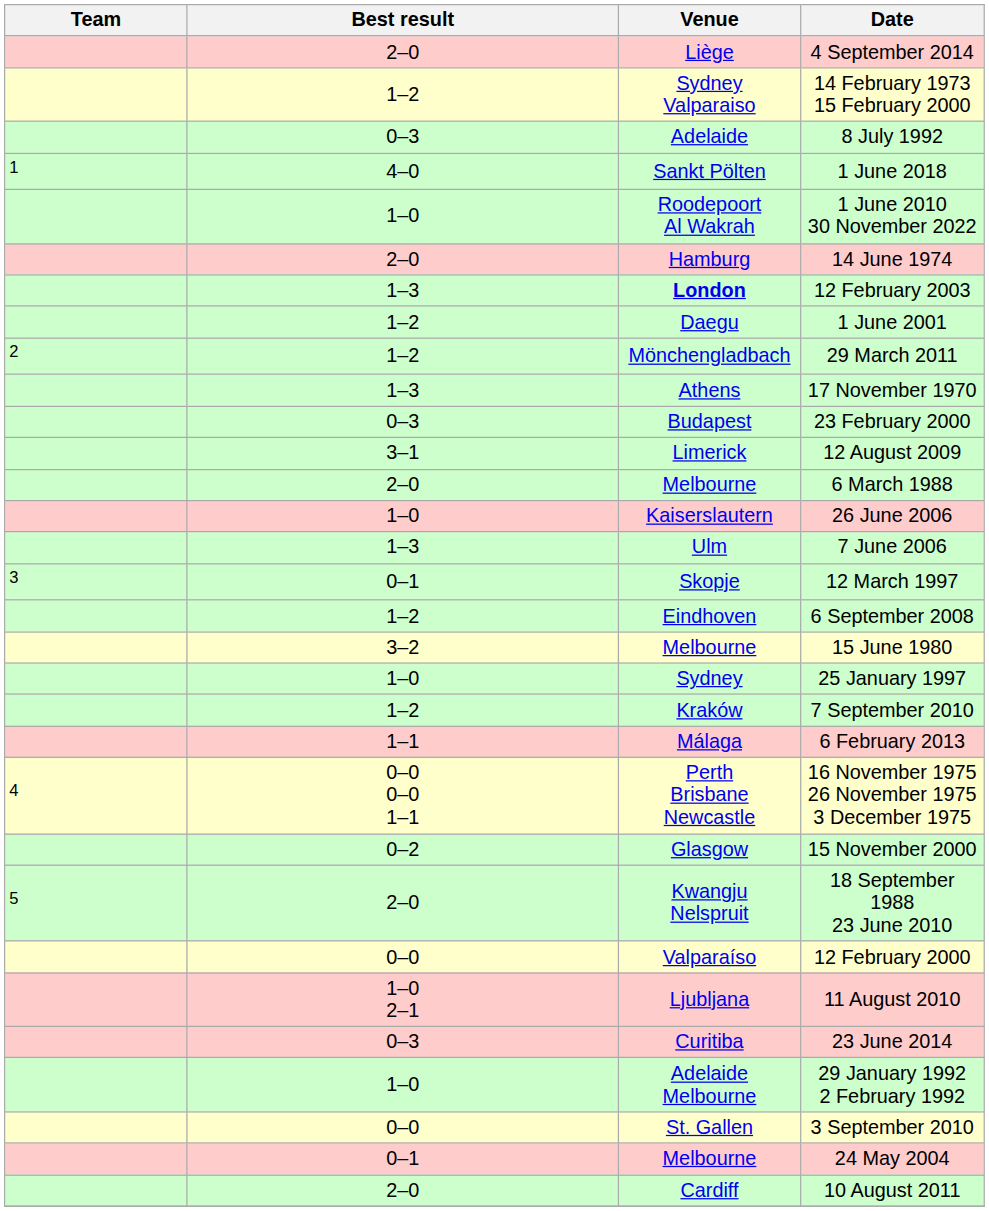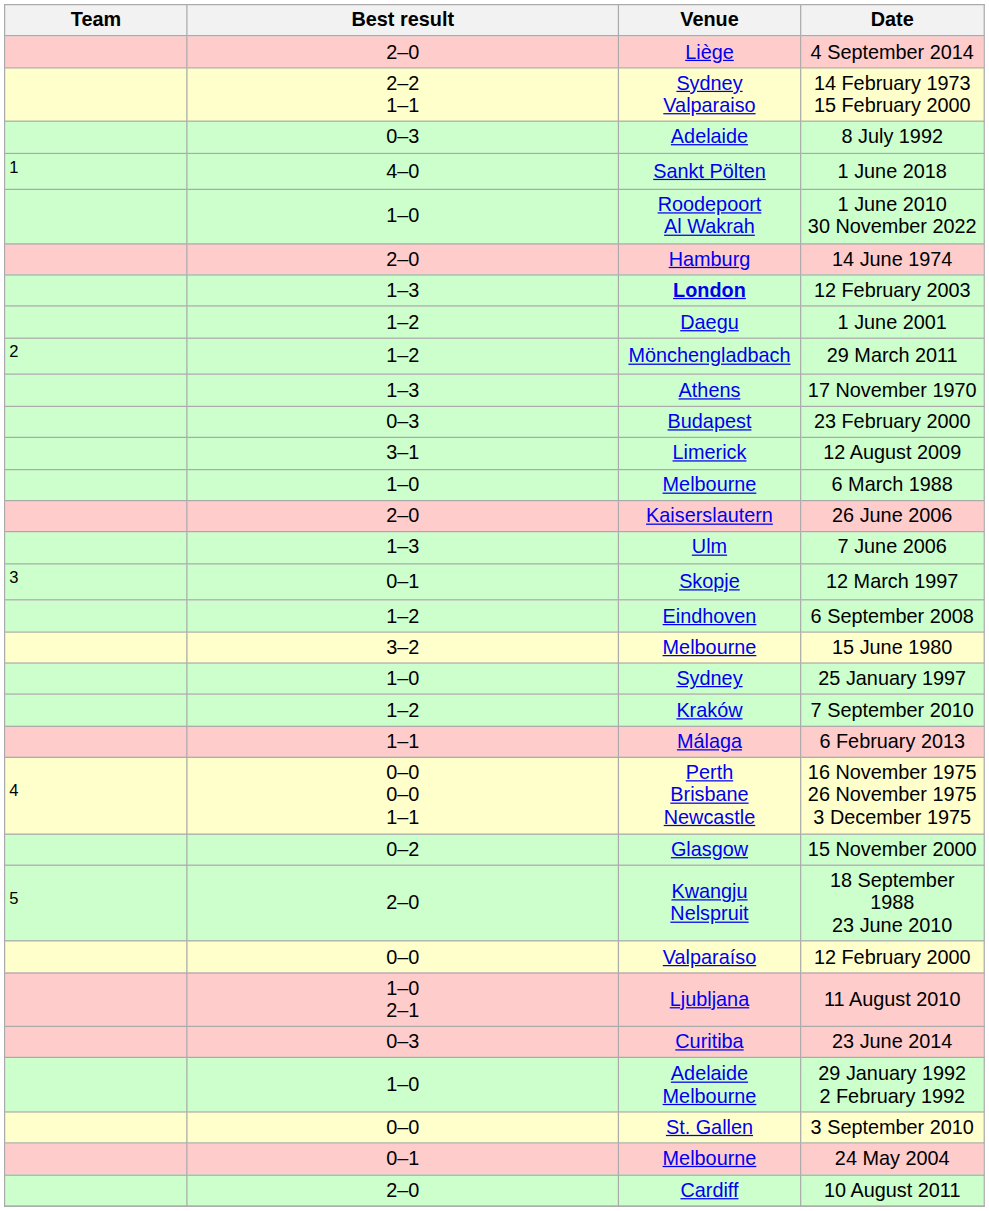(403, 94) 1–2 -> (403, 94) 2–2 1–1
(403, 484) 2–0 -> (403, 484) 1–0
(403, 516) 1–0 -> (403, 516) 2–0
